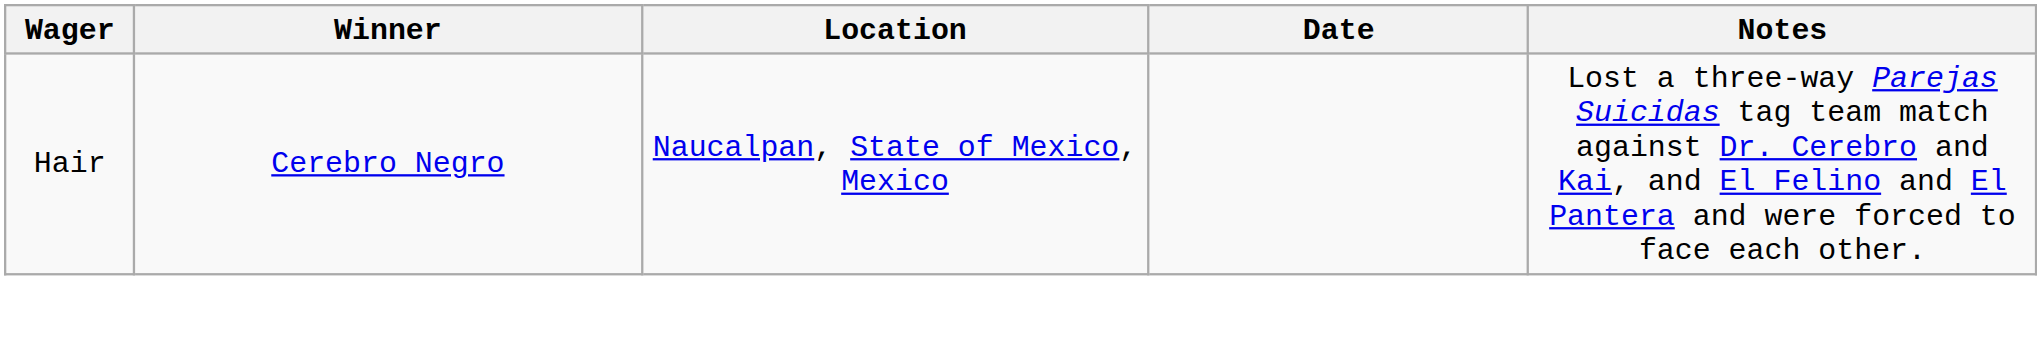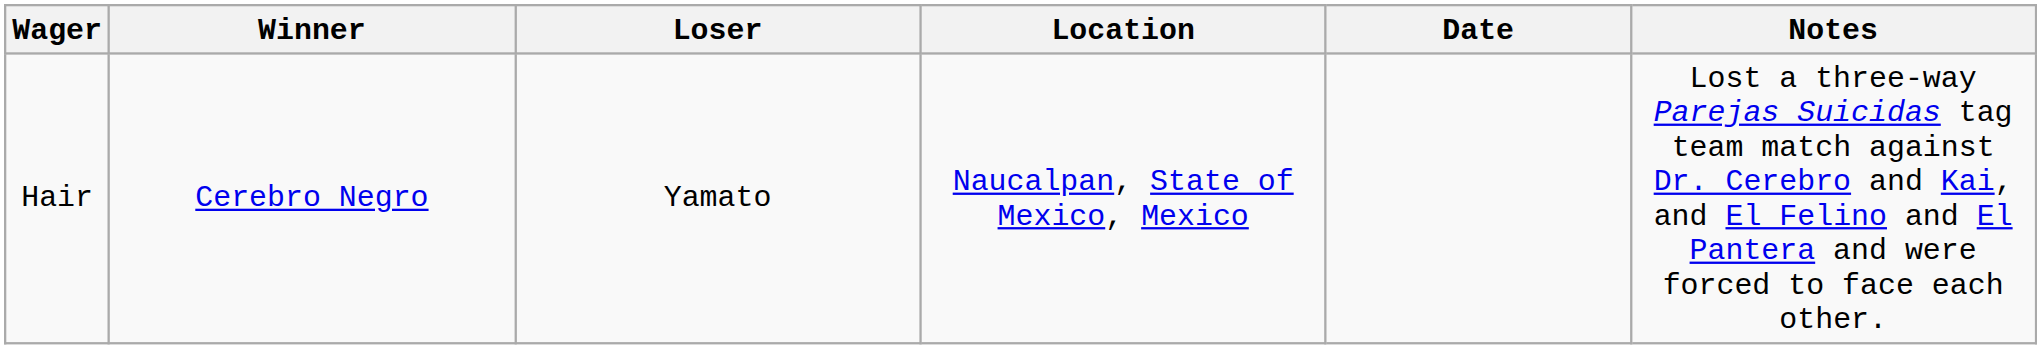+ column: (718, 30)
